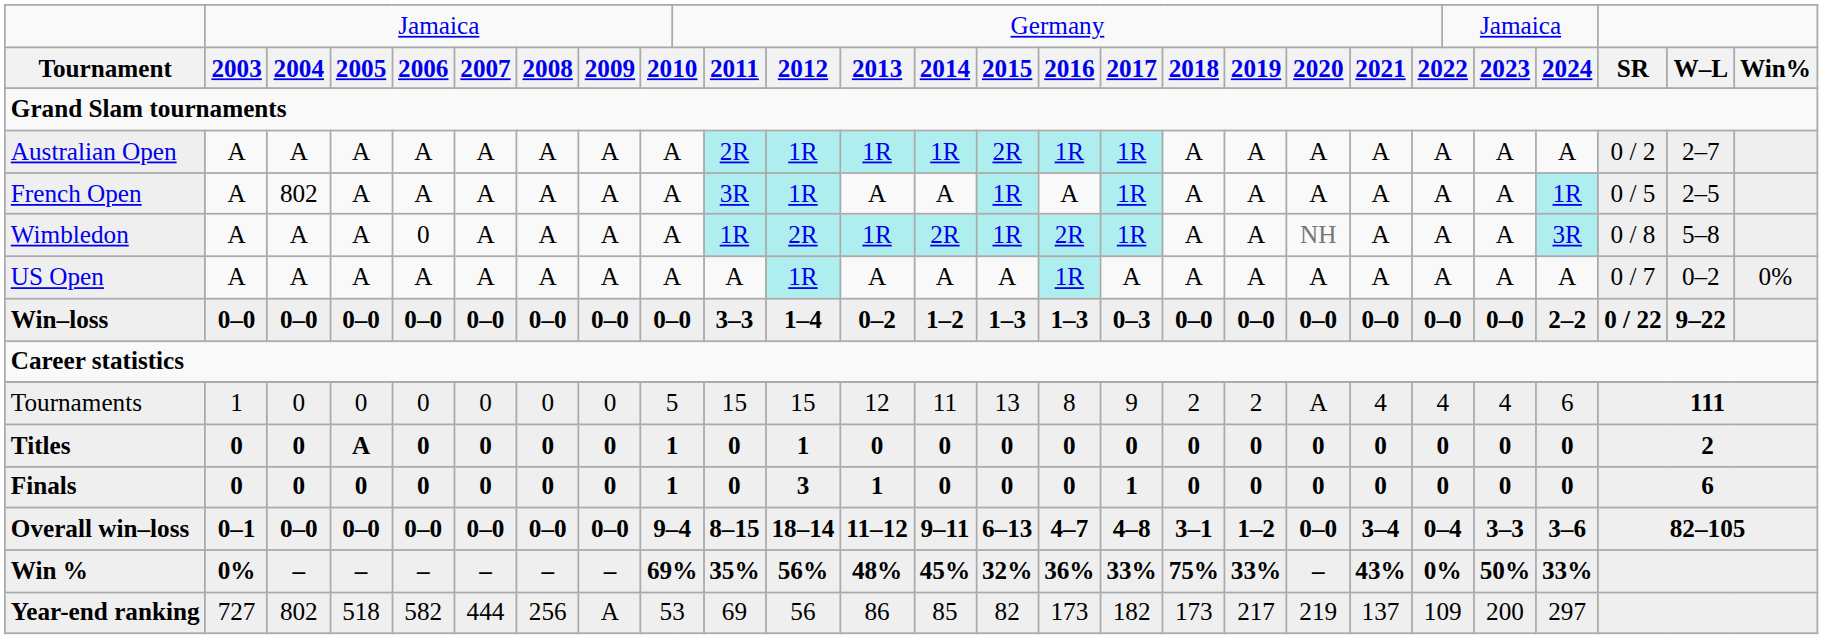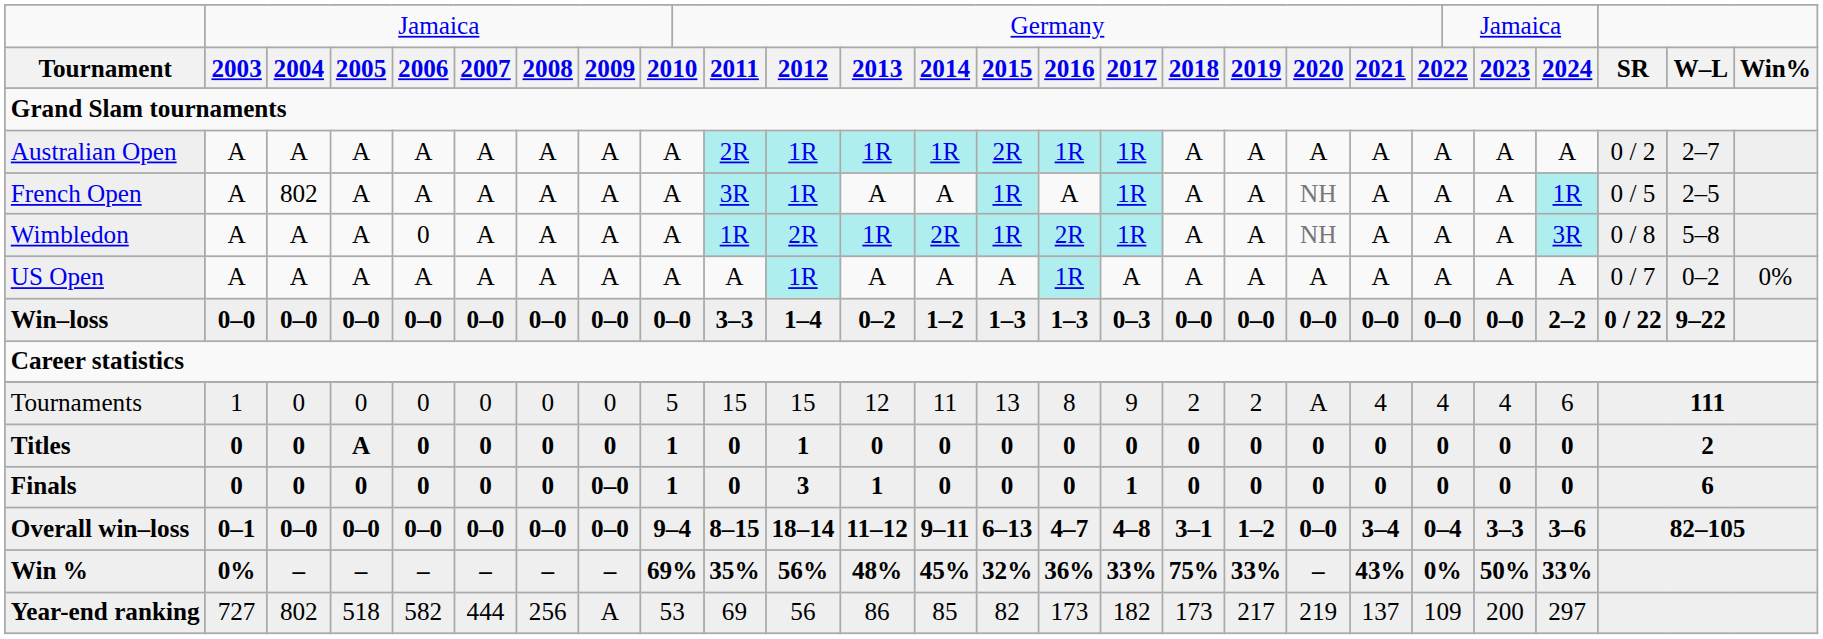(1318, 193) A -> (1318, 193) NH
(610, 486) 0 -> (610, 486) 0–0
